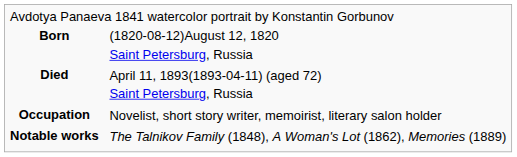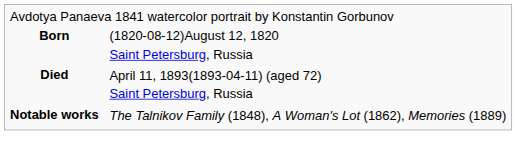- row: (54, 114)
